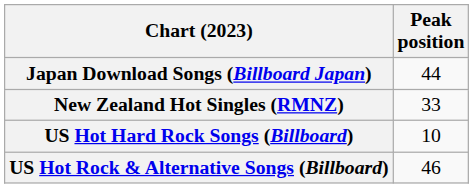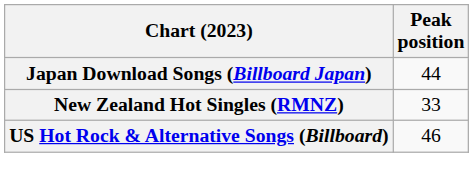- row: (199, 135)
